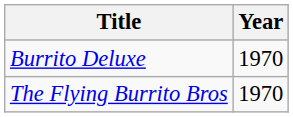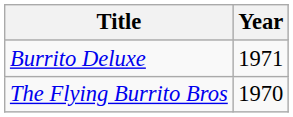(261, 58) 1970 -> (261, 58) 1971
